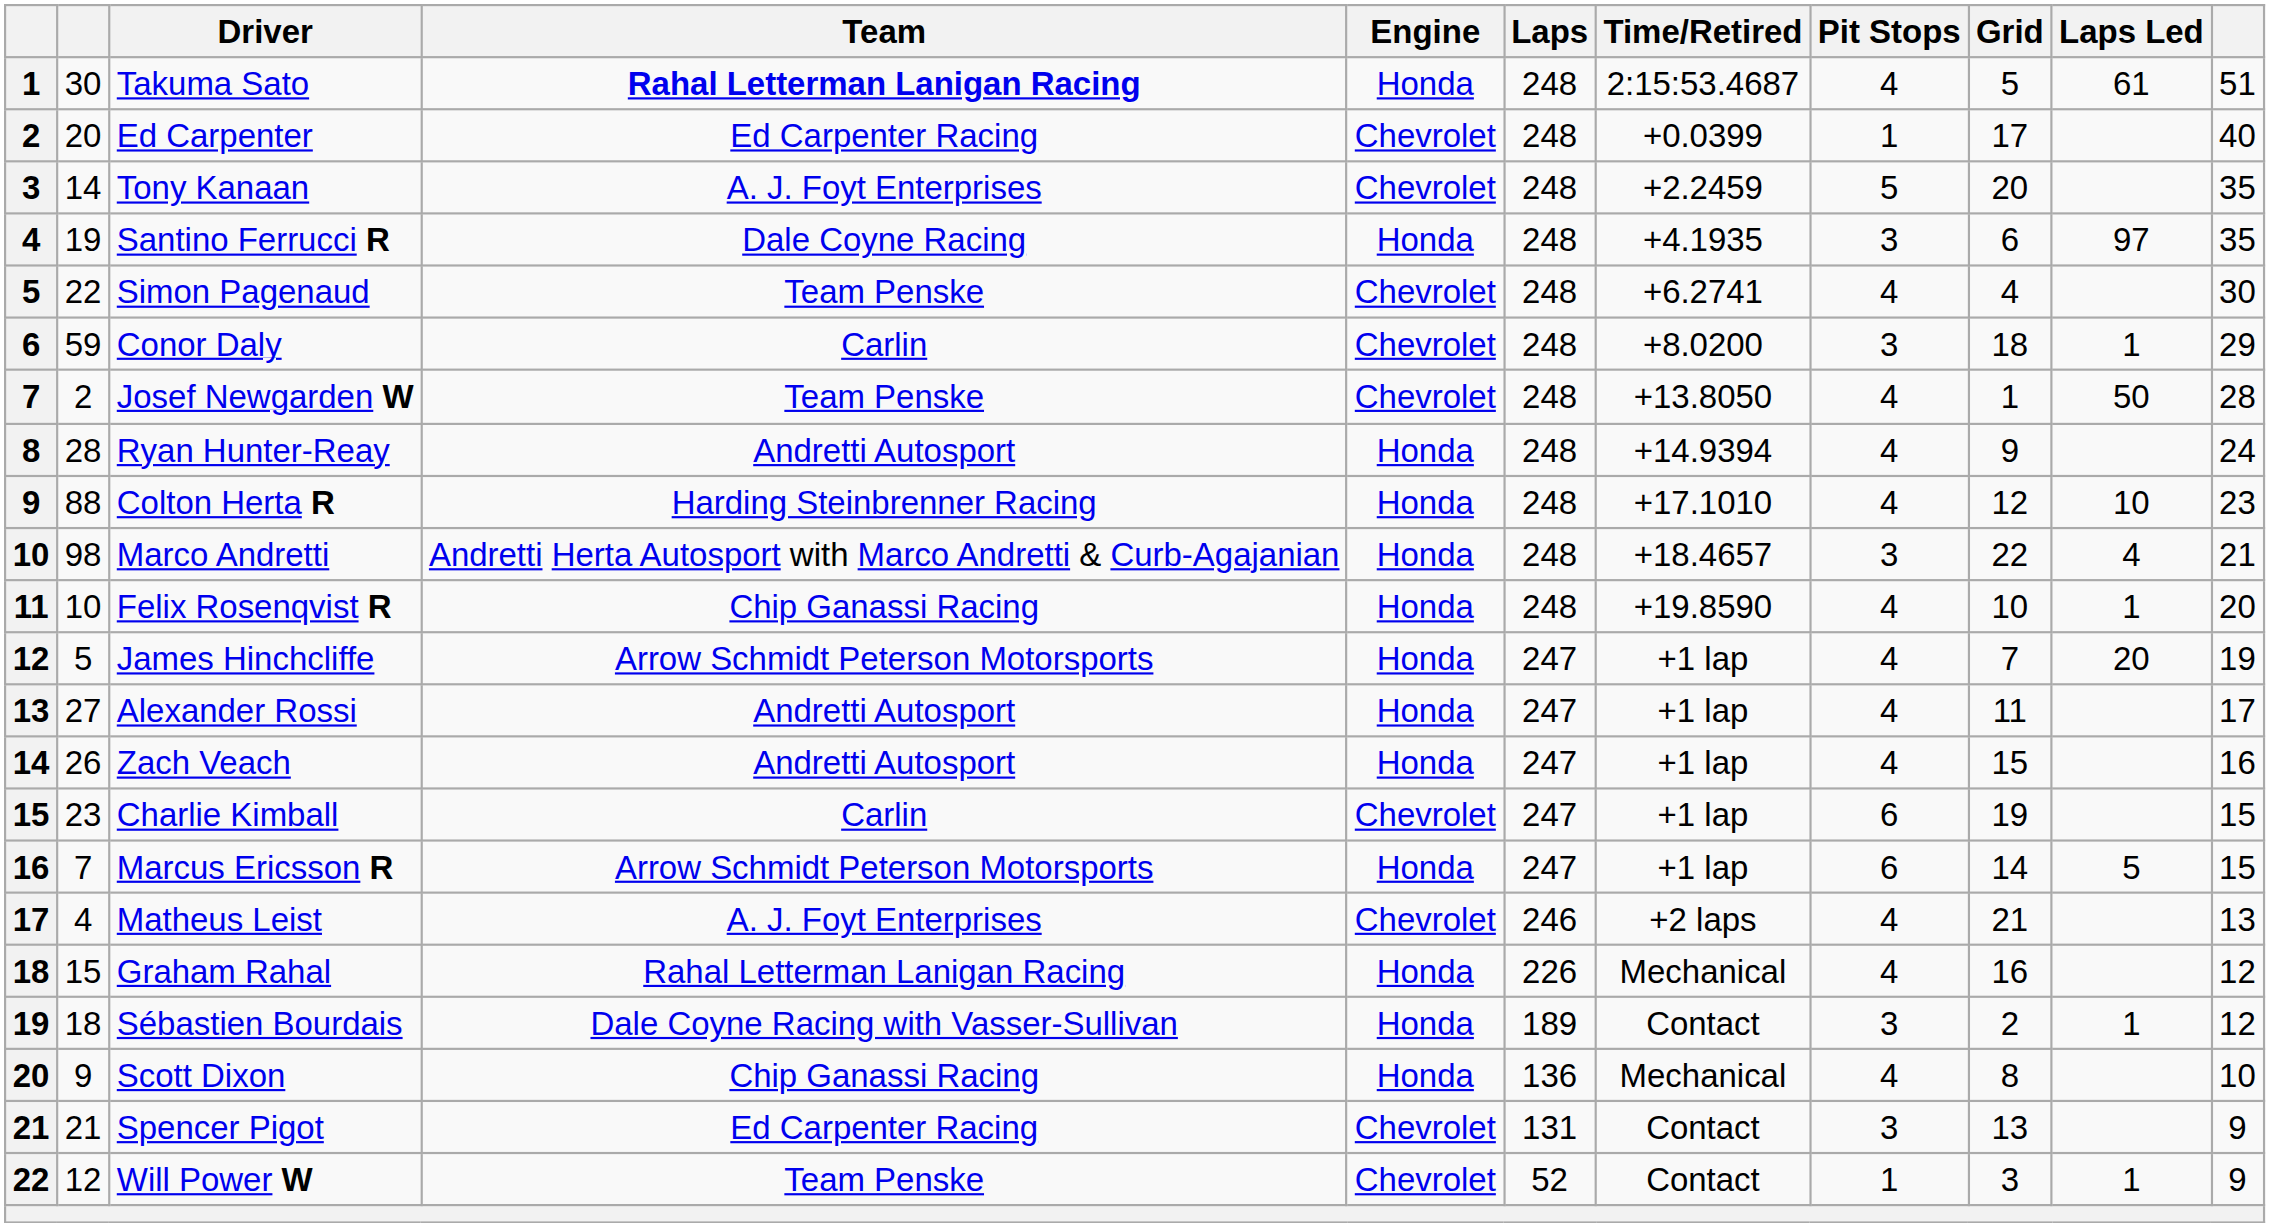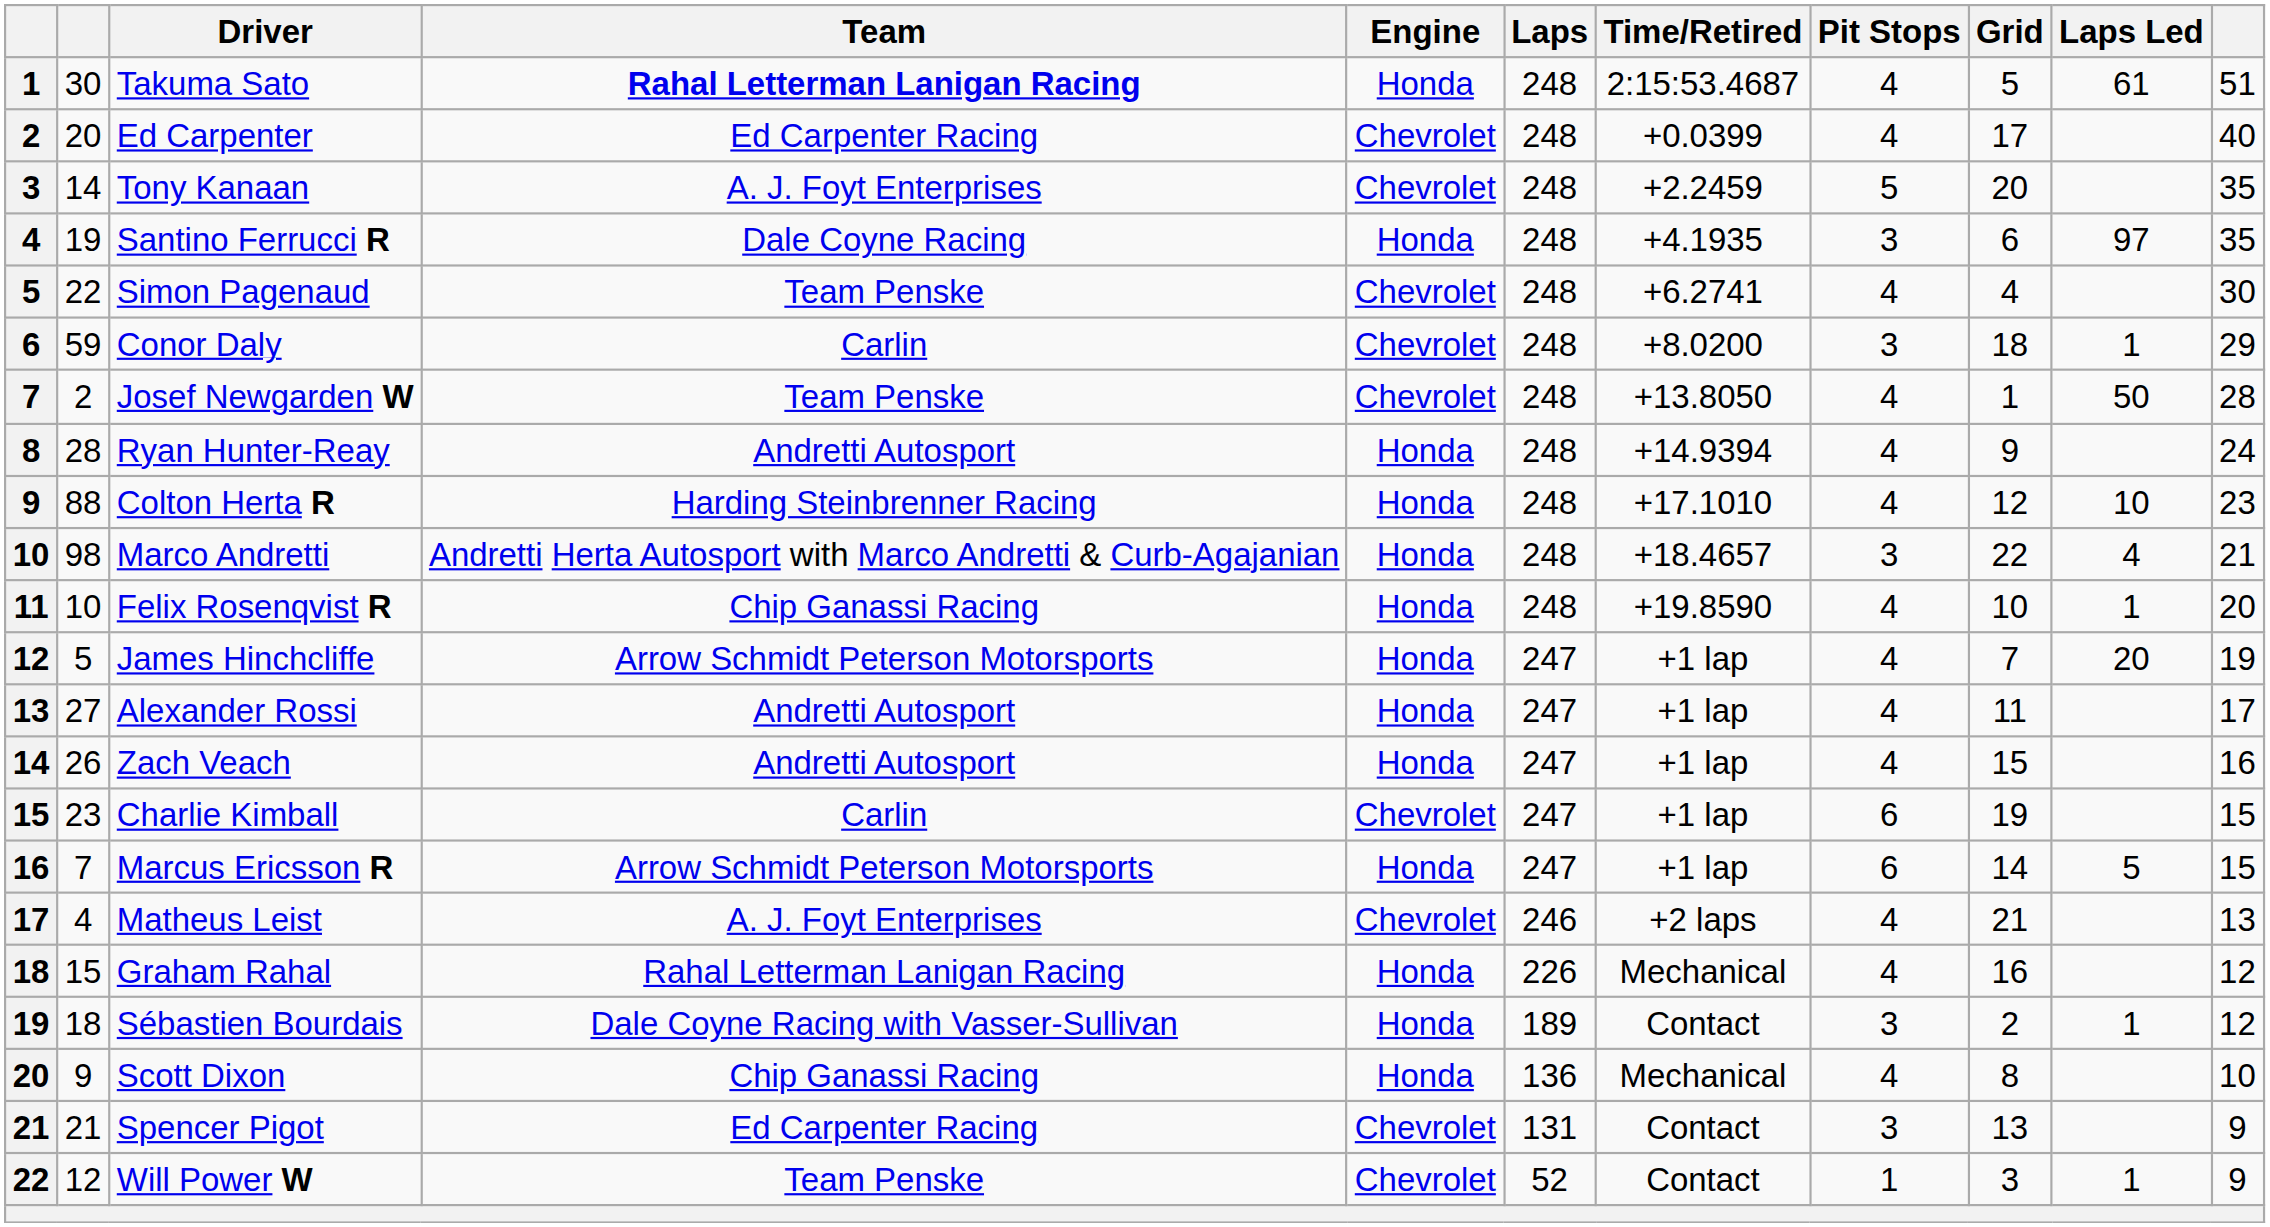(1889, 136) 1 -> (1889, 136) 4
